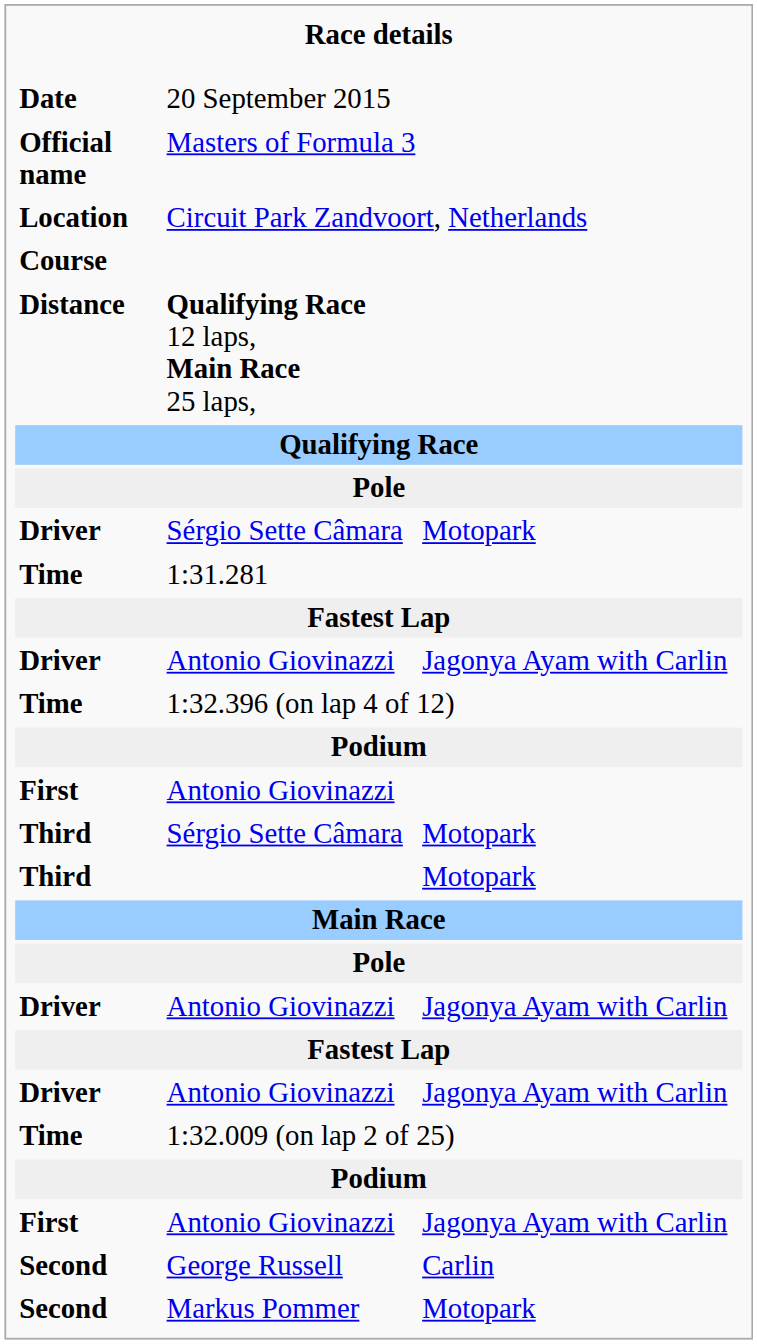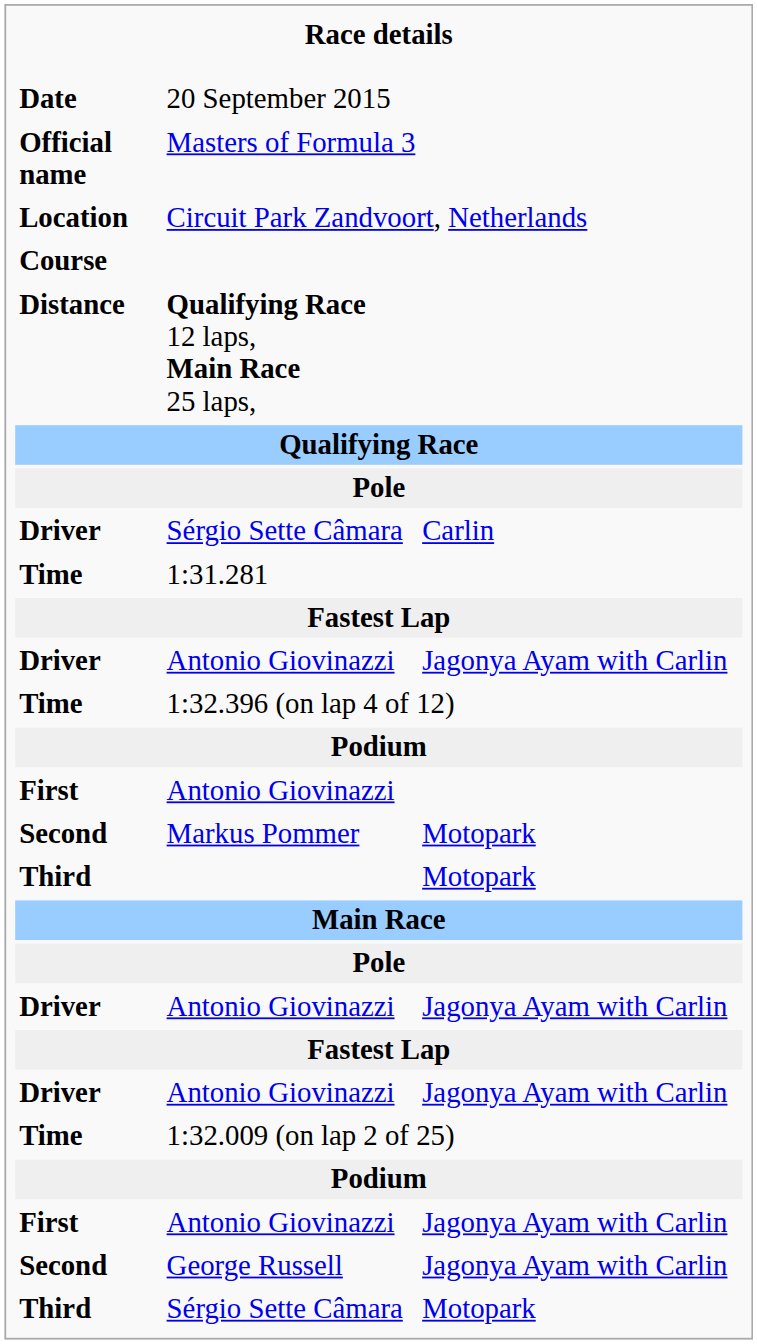(479, 531) Motopark -> (458, 531) Carlin
rows swapped: (63, 1308) <-> (55, 833)
(458, 1265) Carlin -> (575, 1265) Jagonya Ayam with Carlin
